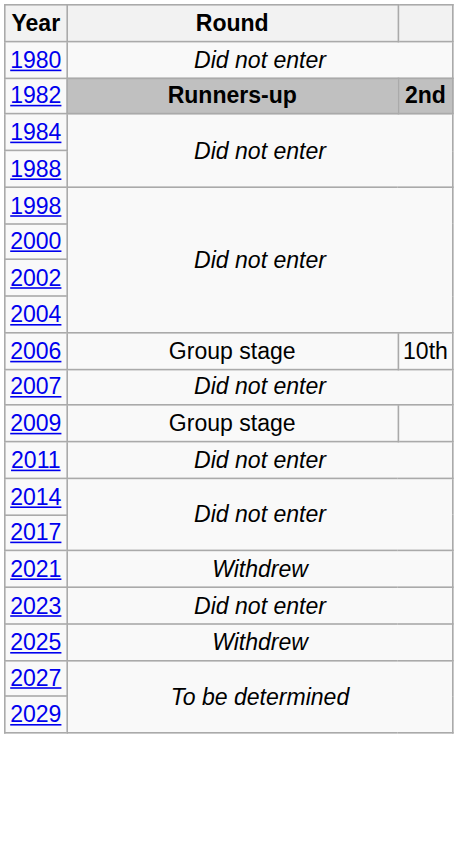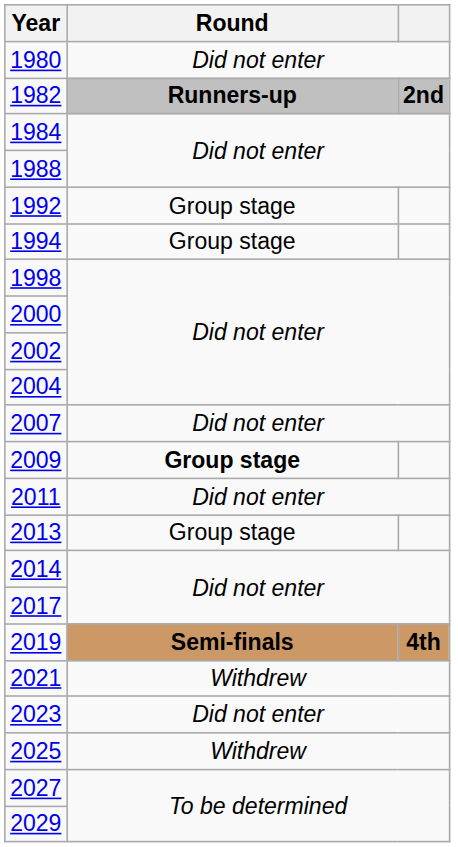+ row: (36, 205)
+ row: (36, 242)
- row: (36, 351)
(232, 424) normal -> (232, 460) bold
+ row: (36, 533)
+ row: (36, 642)
